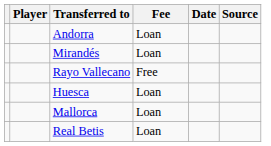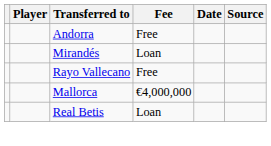(149, 33) Loan -> (147, 33) Free
- row: (71, 92)
(149, 111) Loan -> (164, 92) €4,000,000
